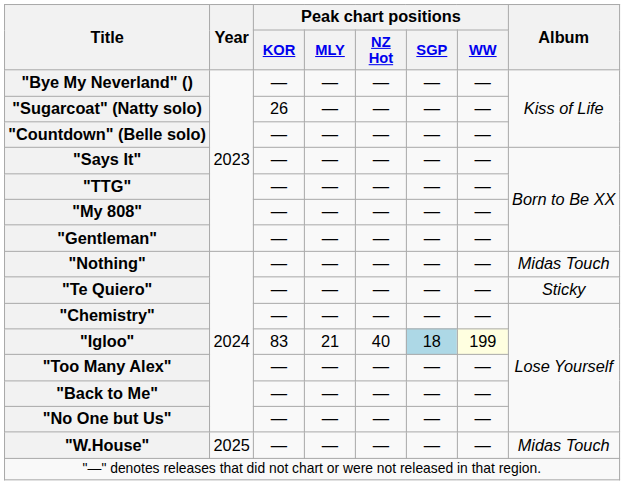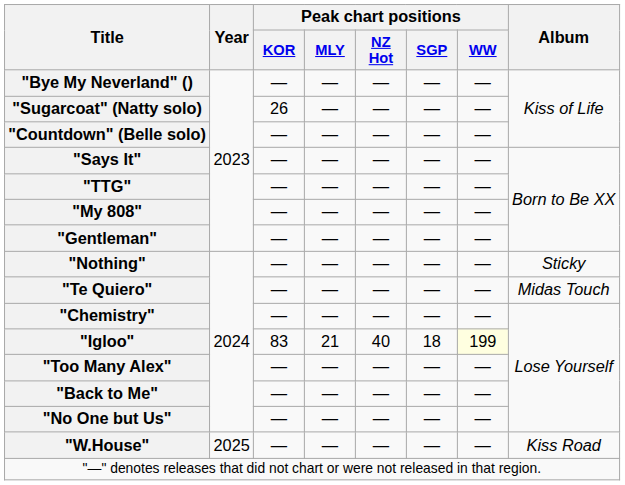(564, 264) Midas Touch -> (564, 264) Sticky
(564, 289) Sticky -> (564, 289) Midas Touch
(432, 341) lightblue background -> (432, 341) no background
(564, 445) Midas Touch -> (564, 445) Kiss Road
